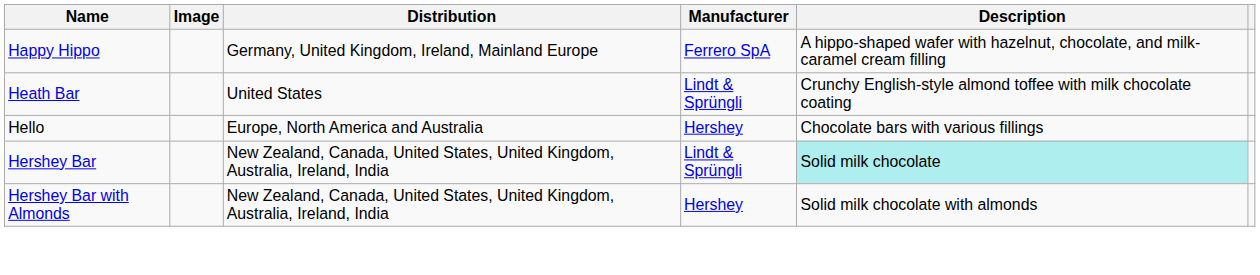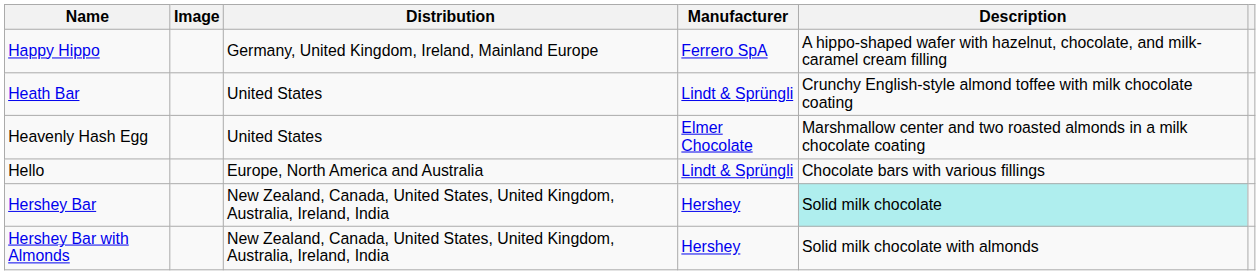+ row: (78, 136)
(713, 128) Hershey -> (737, 171) Lindt & Sprüngli
(713, 162) Lindt & Sprüngli -> (711, 205) Hershey
